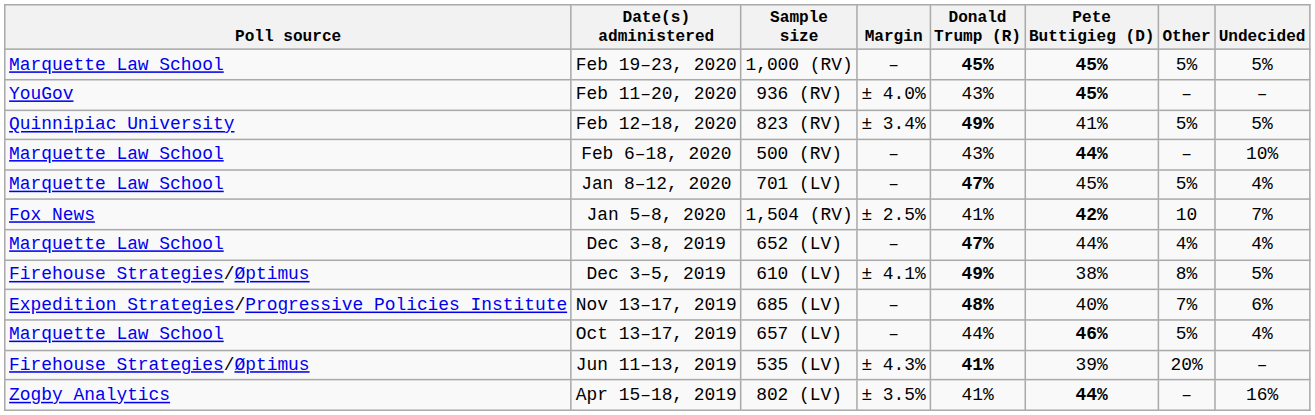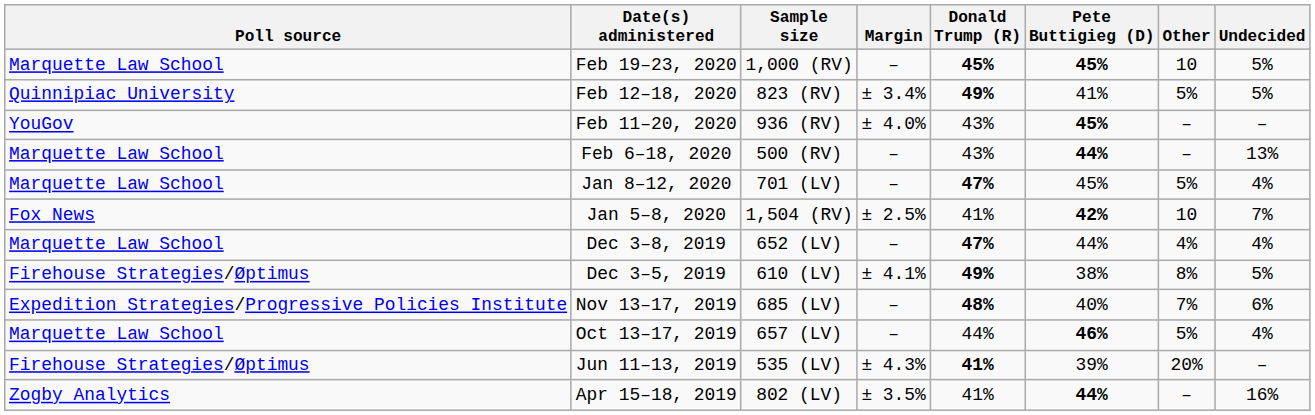(1187, 64) 5% -> (1187, 64) 10
rows swapped: (656, 94) <-> (656, 124)
(1262, 154) 10% -> (1262, 154) 13%
